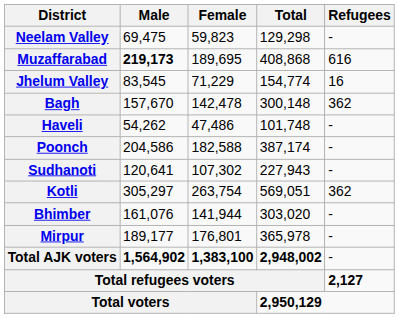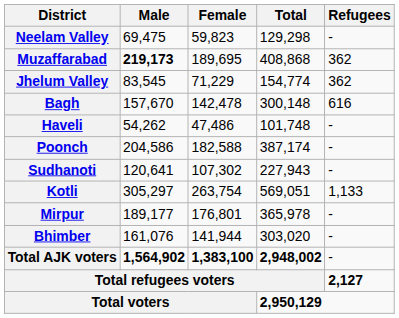(340, 59) 616 -> (340, 59) 362
(336, 81) 16 -> (340, 81) 362
(340, 103) 362 -> (340, 103) 616
(340, 192) 362 -> (346, 192) 1,133
rows swapped: (62, 236) <-> (62, 214)
